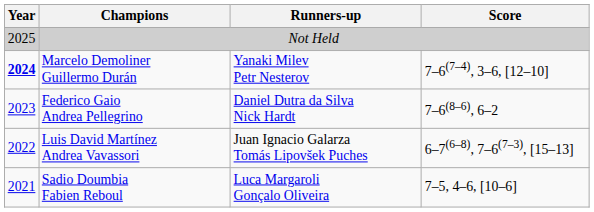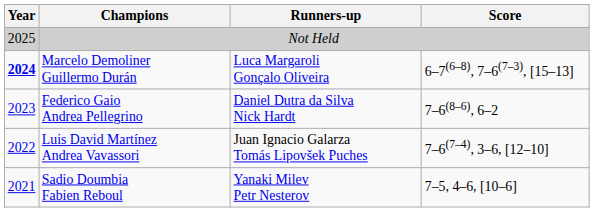(271, 70) Yanaki Milev Petr Nesterov -> (281, 70) Luca Margaroli Gonçalo Oliveira
(487, 70) 7–6(7–4), 3–6, [12–10] -> (499, 70) 6–7(6–8), 7–6(7–3), [15–13]
(499, 148) 6–7(6–8), 7–6(7–3), [15–13] -> (487, 148) 7–6(7–4), 3–6, [12–10]
(281, 187) Luca Margaroli Gonçalo Oliveira -> (271, 187) Yanaki Milev Petr Nesterov
